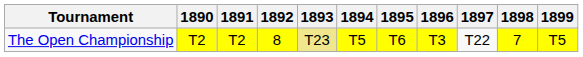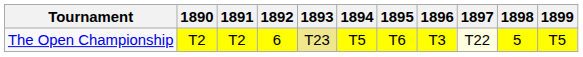(277, 40) 8 -> (277, 40) 6
(477, 40) no background -> (477, 40) lightyellow background
(517, 40) 7 -> (517, 40) 5
